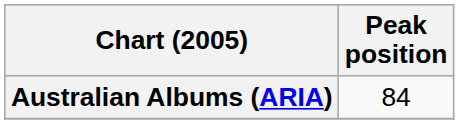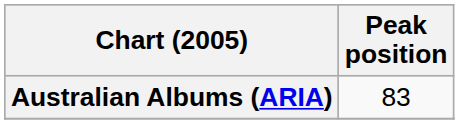(396, 97) 84 -> (396, 97) 83
